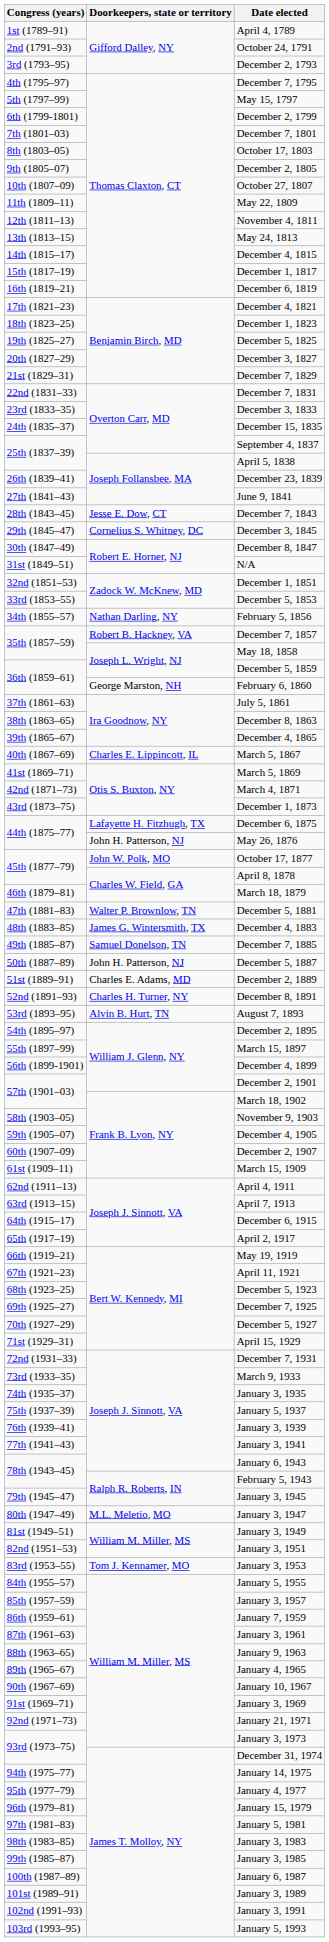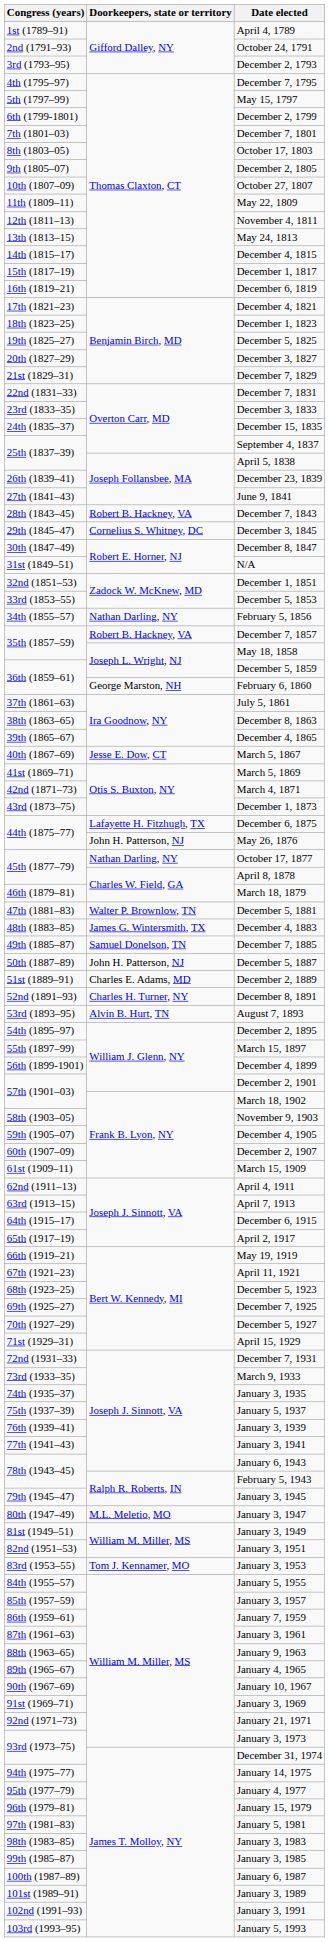(128, 513) Jesse E. Dow, CT -> (141, 513) Robert B. Hackney, VA
(144, 755) Charles E. Lippincott, IL -> (128, 755) Jesse E. Dow, CT
(130, 858) John W. Polk, MO -> (134, 858) Nathan Darling, NY
